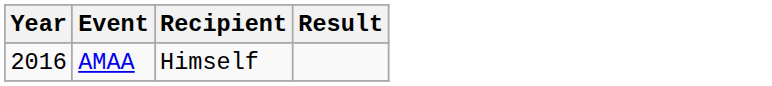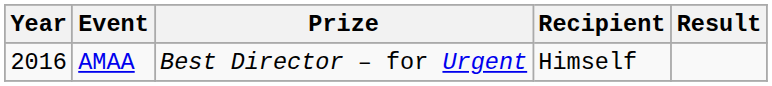+ column: (344, 24)
